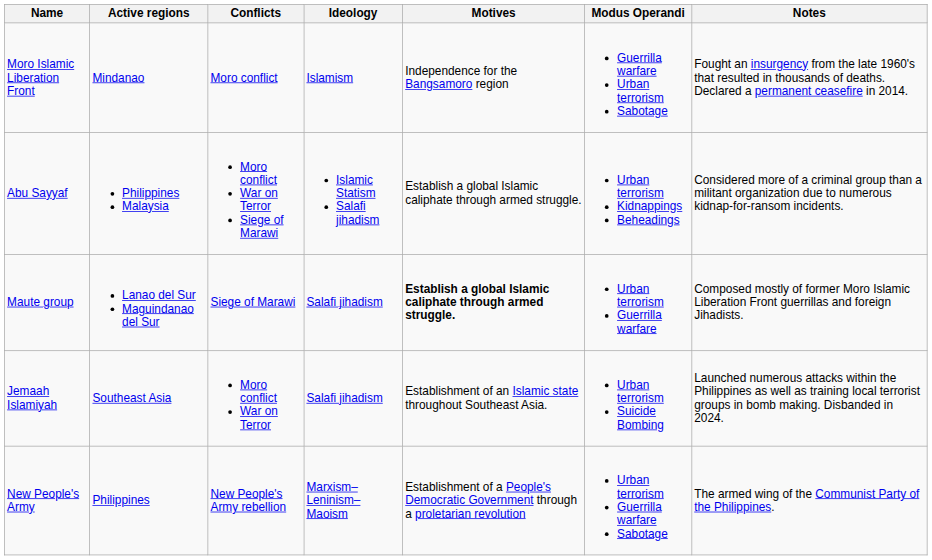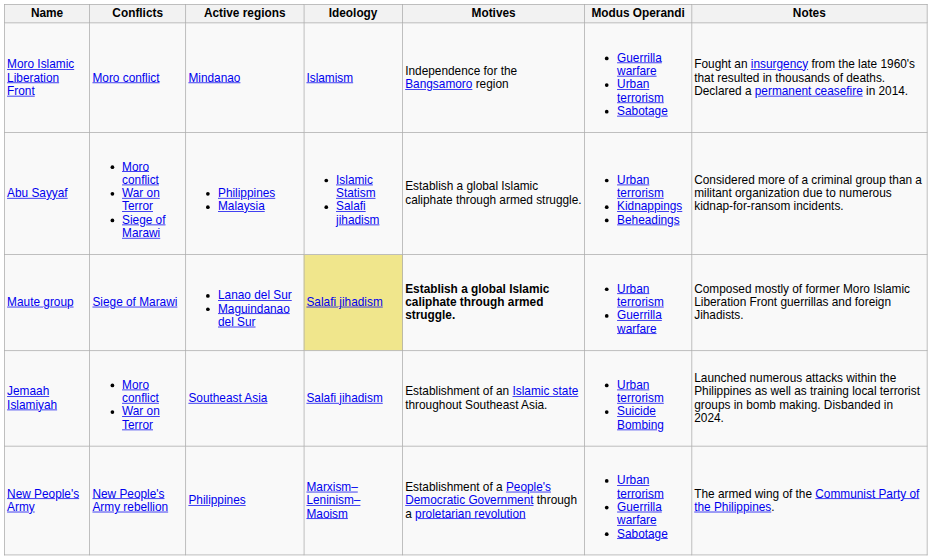columns swapped: (149, 13) <-> (256, 13)
(345, 302) no background -> (345, 302) khaki background
